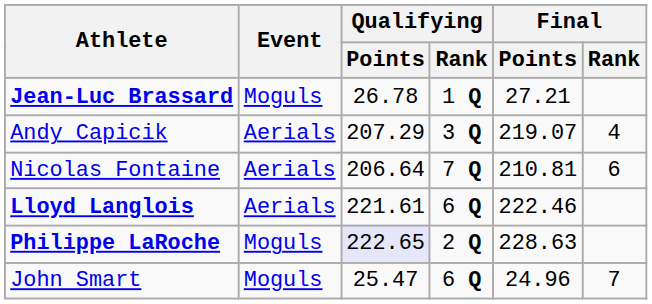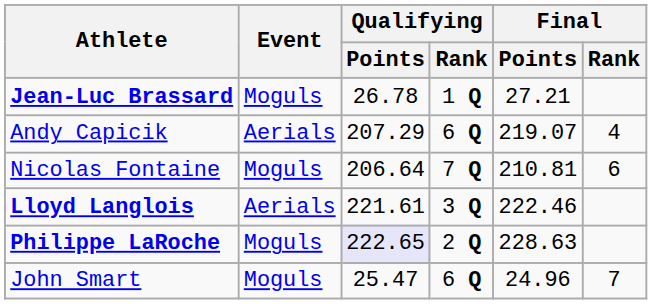(462, 133) 3 Q -> (462, 133) 6 Q
(290, 170) Aerials -> (283, 170) Moguls
(462, 207) 6 Q -> (462, 207) 3 Q
